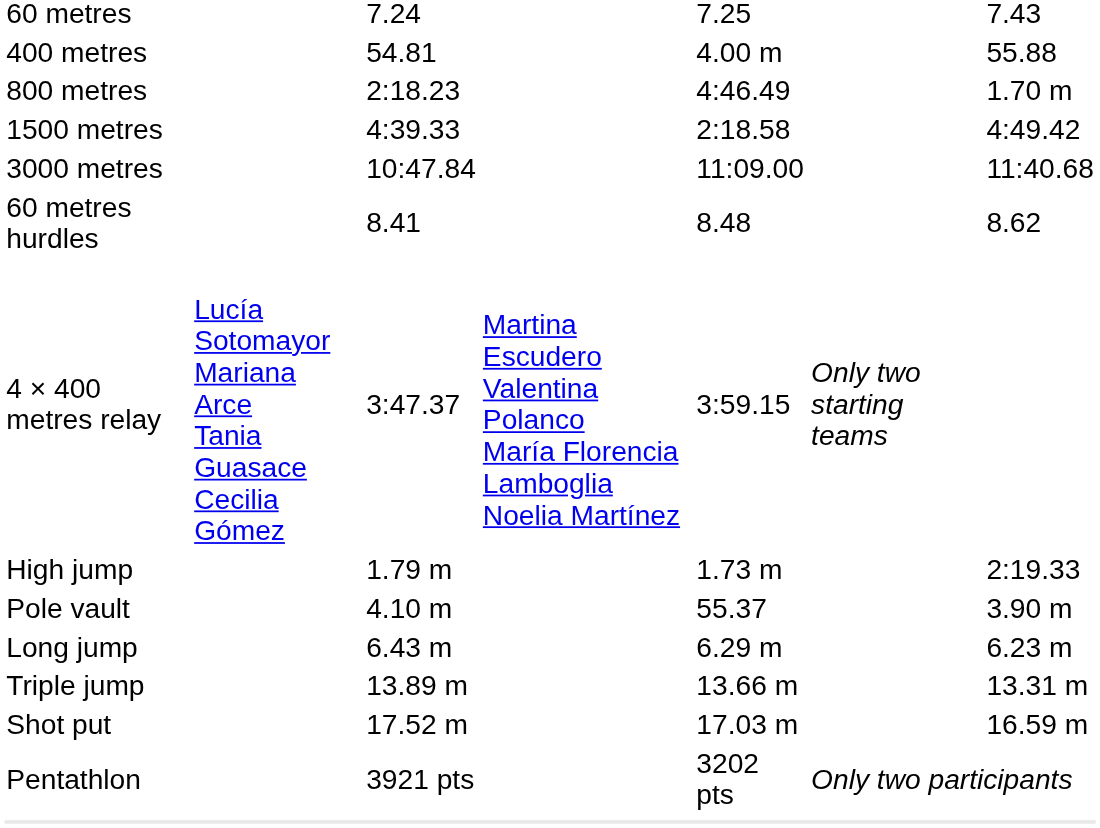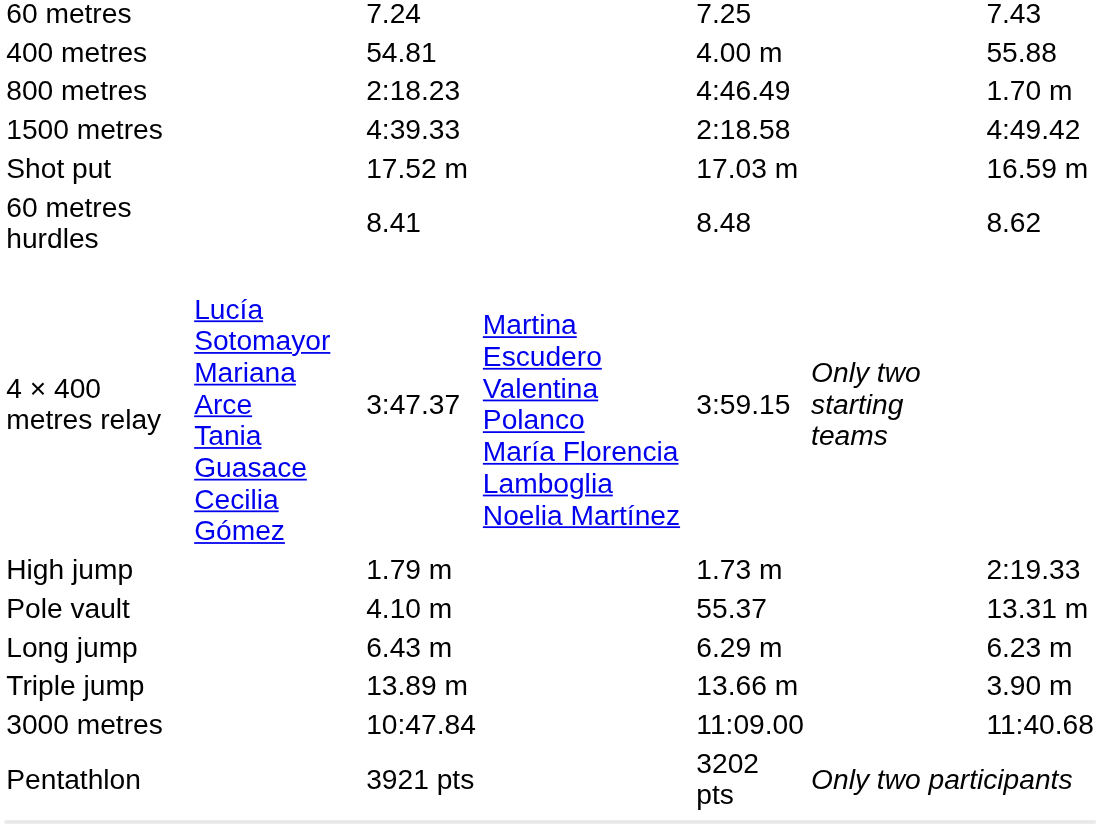rows swapped: (85, 168) <-> (59, 724)
(1029, 608) 3.90 m -> (1037, 608) 13.31 m
(1037, 686) 13.31 m -> (1029, 686) 3.90 m
